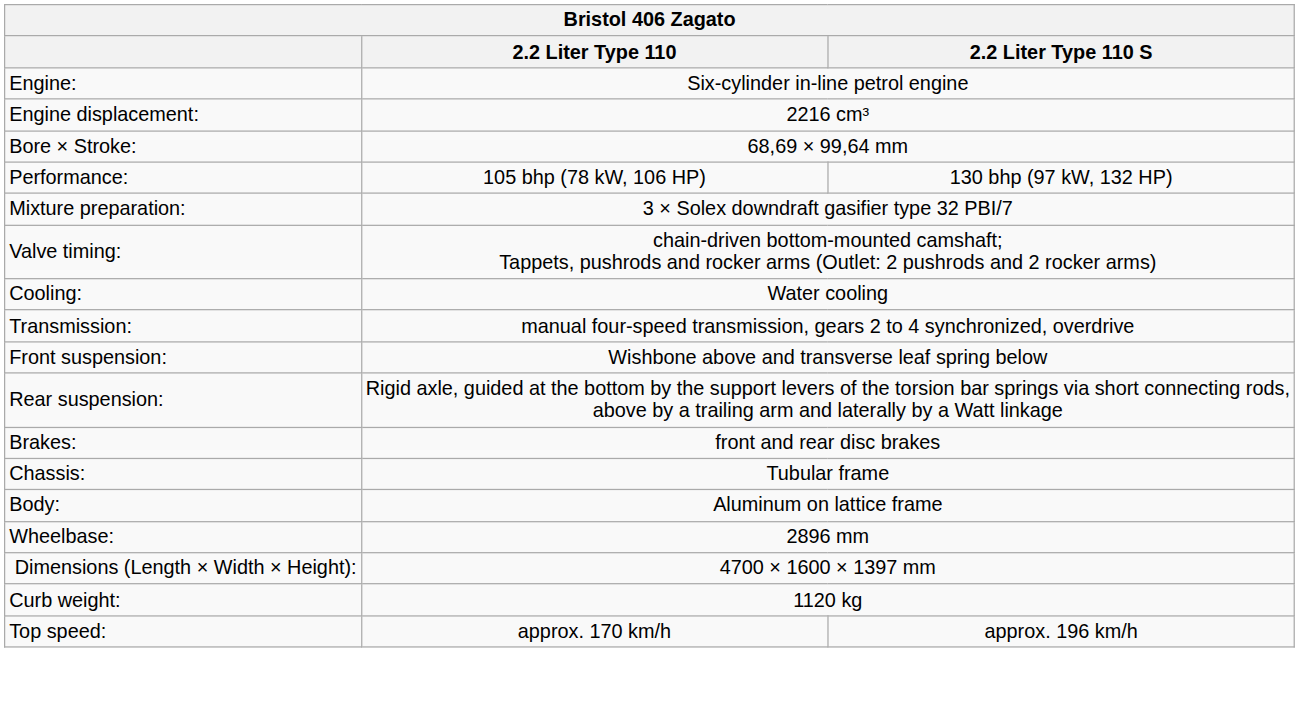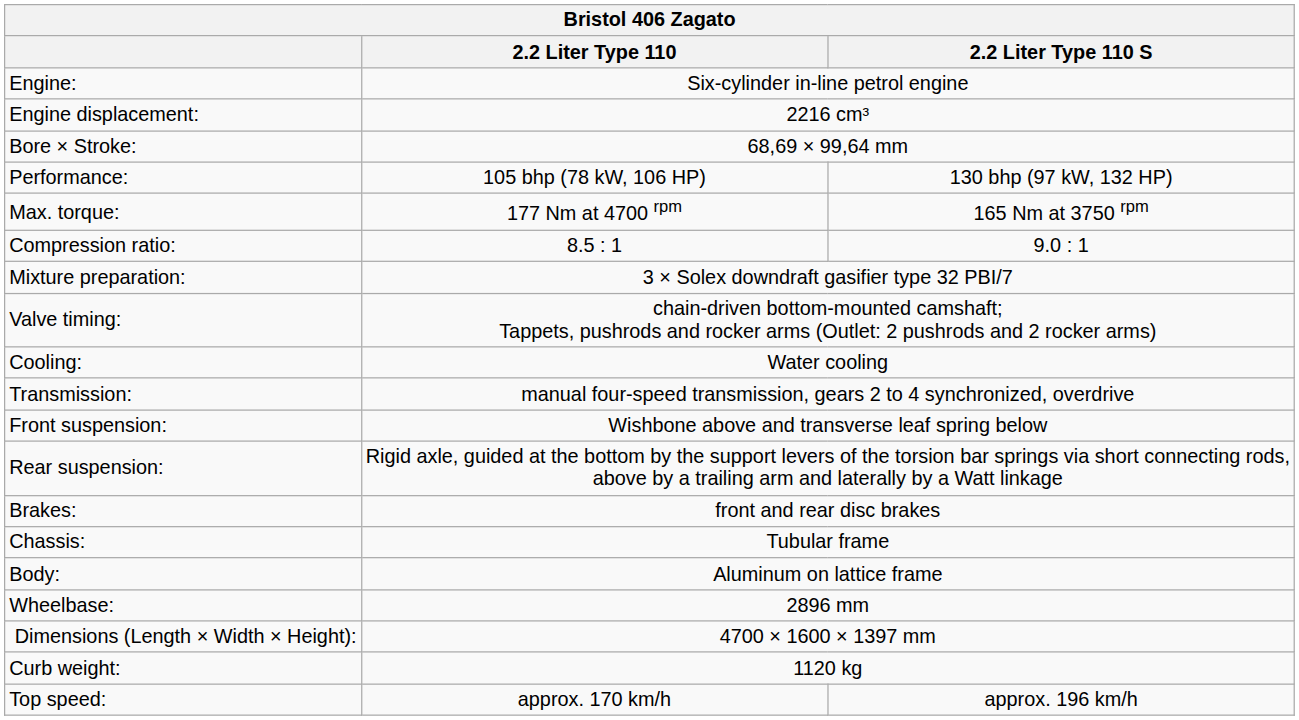+ row: (67, 211)
+ row: (95, 245)
